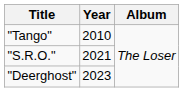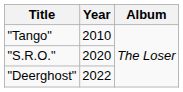(97, 55) 2021 -> (97, 55) 2020
(97, 76) 2023 -> (97, 76) 2022
